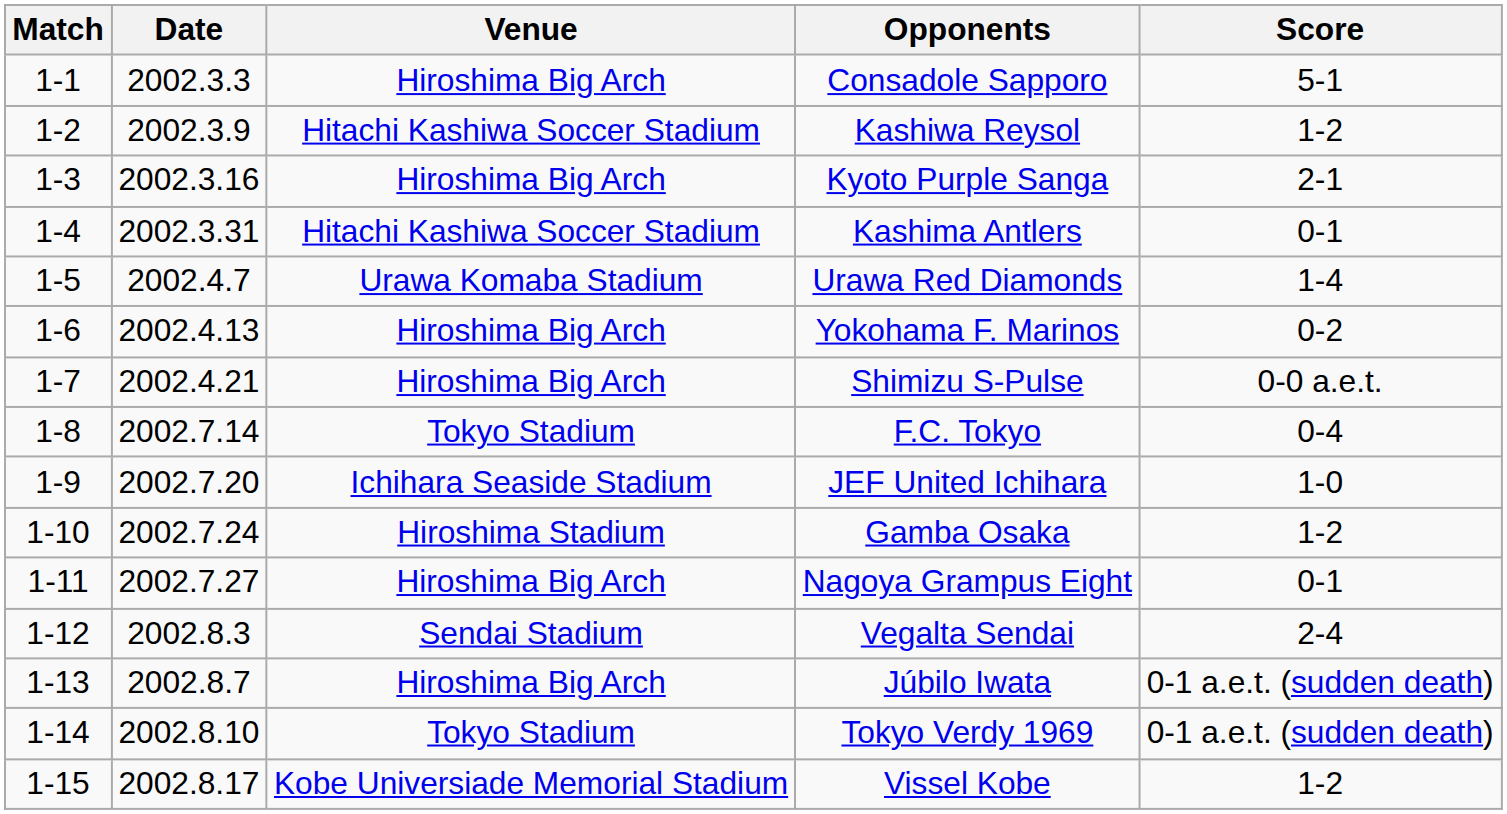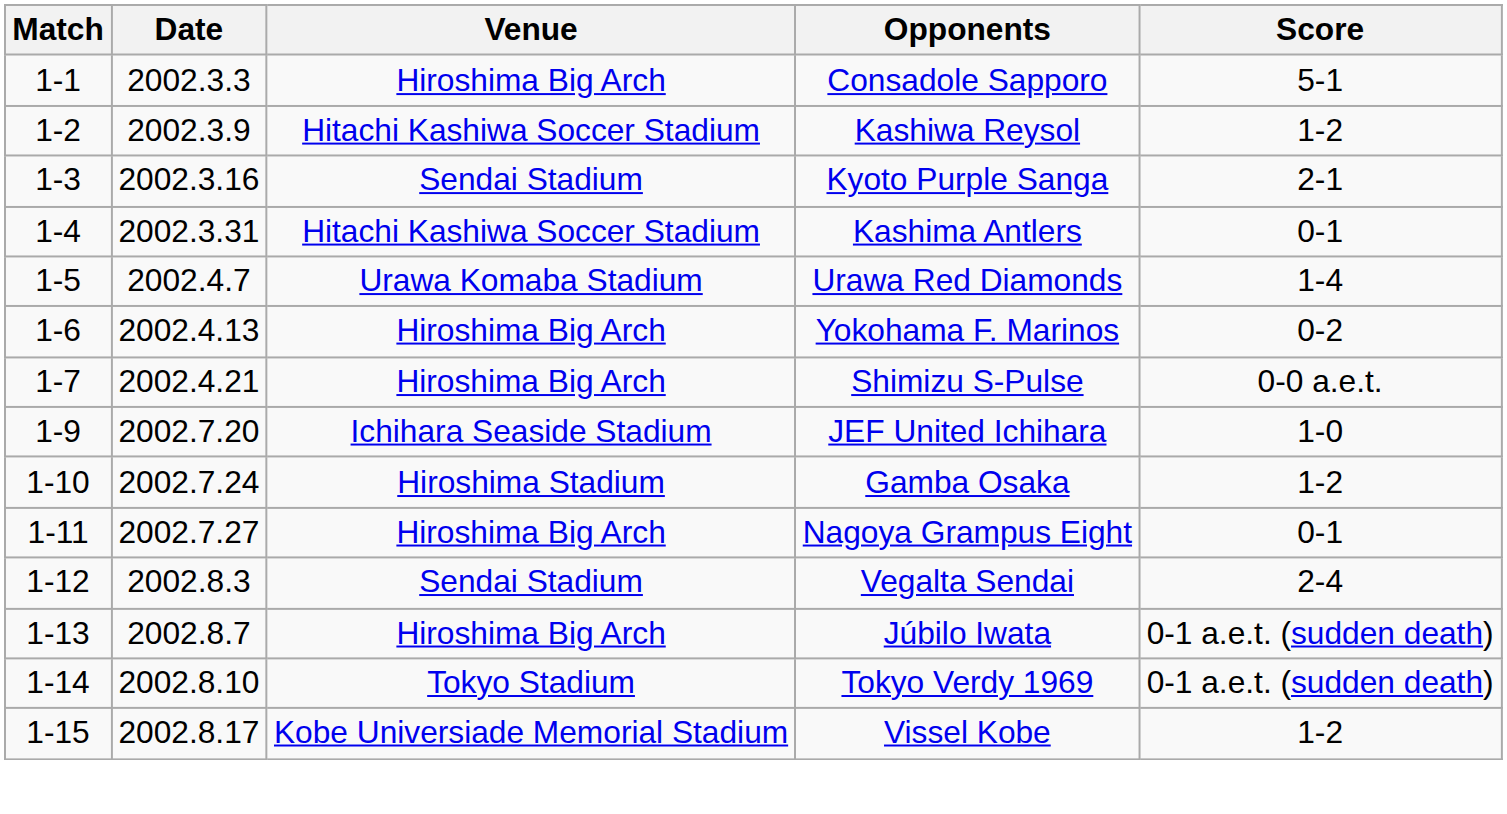(531, 180) Hiroshima Big Arch -> (531, 180) Sendai Stadium
- row: (967, 431)
